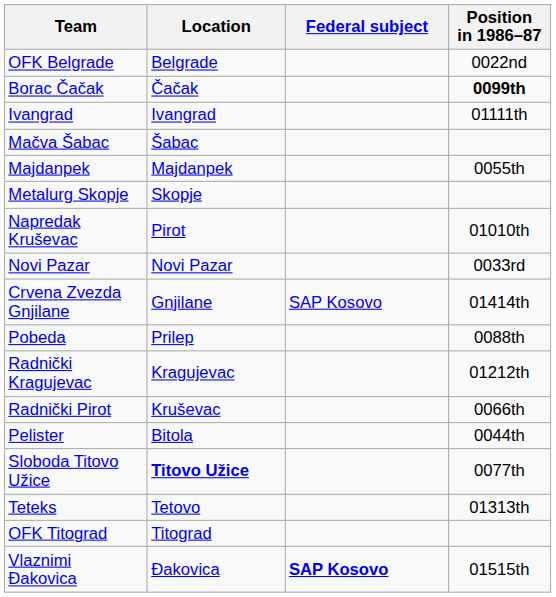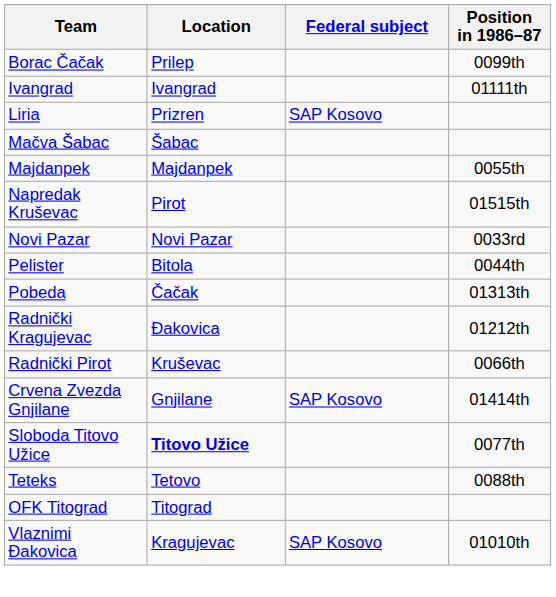- row: (61, 62)
(175, 89) Čačak -> (172, 62) Prilep
(499, 89) bold -> (499, 62) normal
+ row: (24, 115)
- row: (68, 194)
(499, 230) 01010th -> (499, 204) 01515th
rows swapped: (36, 435) <-> (65, 302)
(172, 337) Prilep -> (175, 292) Čačak
(499, 337) 0088th -> (499, 292) 01313th
(193, 373) Kragujevac -> (185, 328) Đakovica
(499, 507) 01313th -> (499, 480) 0088th
(185, 569) Đakovica -> (193, 542) Kragujevac
(339, 569) bold -> (335, 542) normal
(499, 569) 01515th -> (499, 542) 01010th
